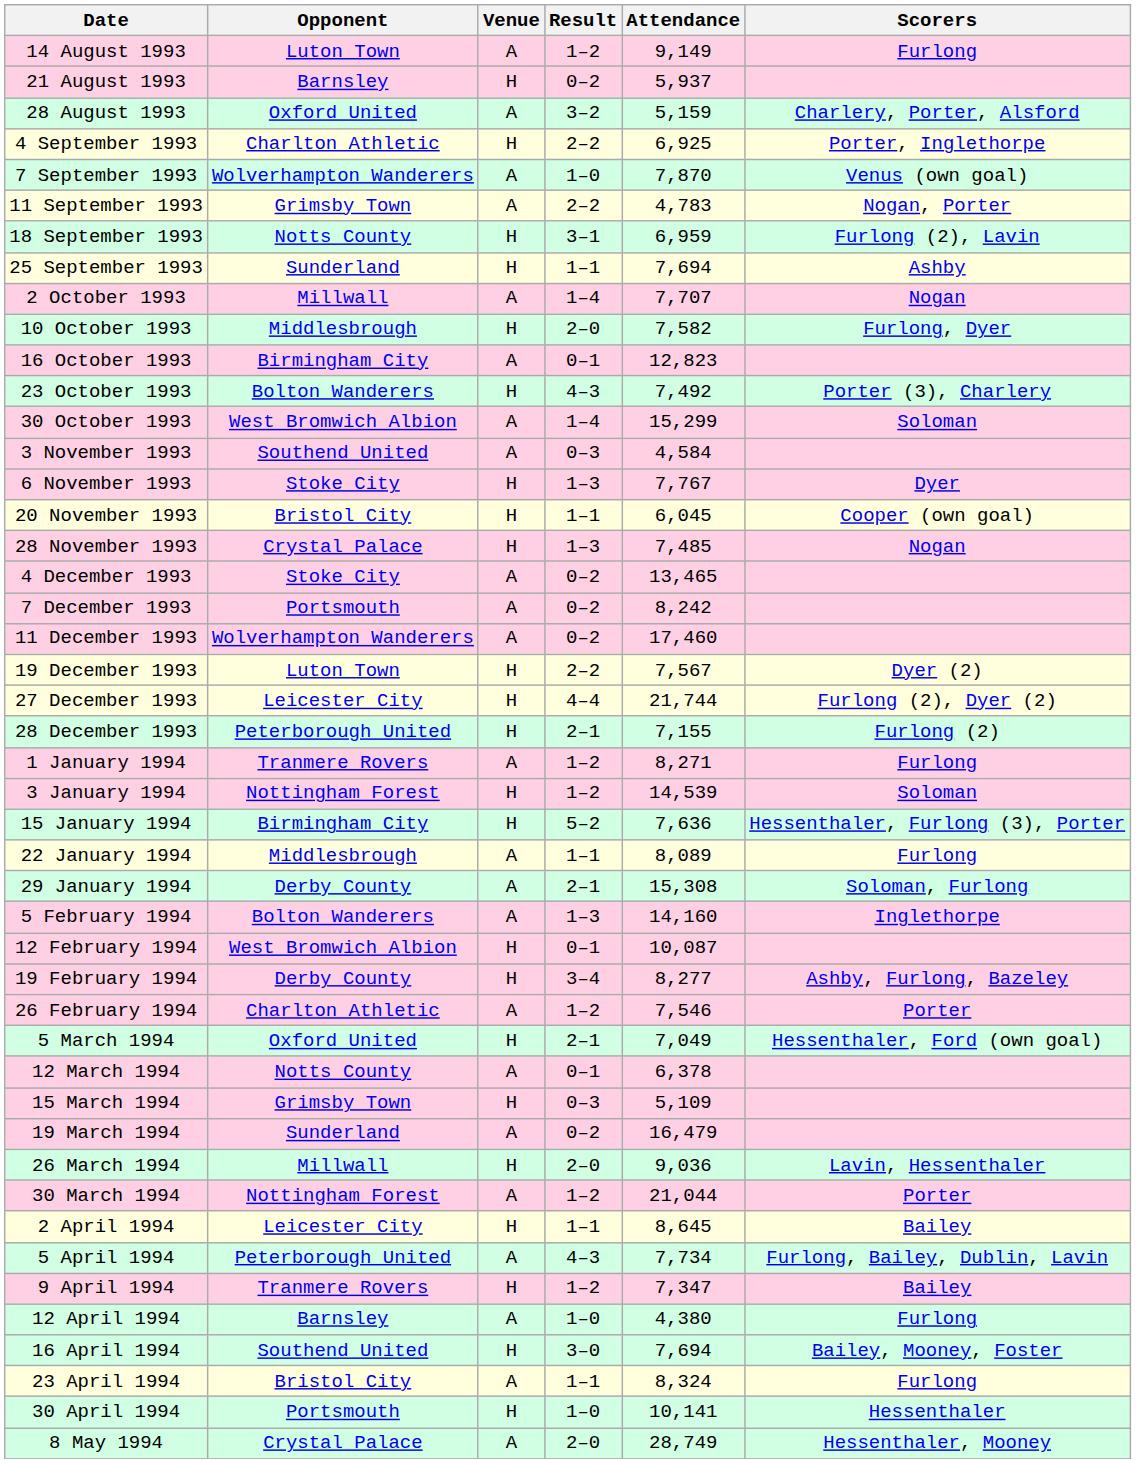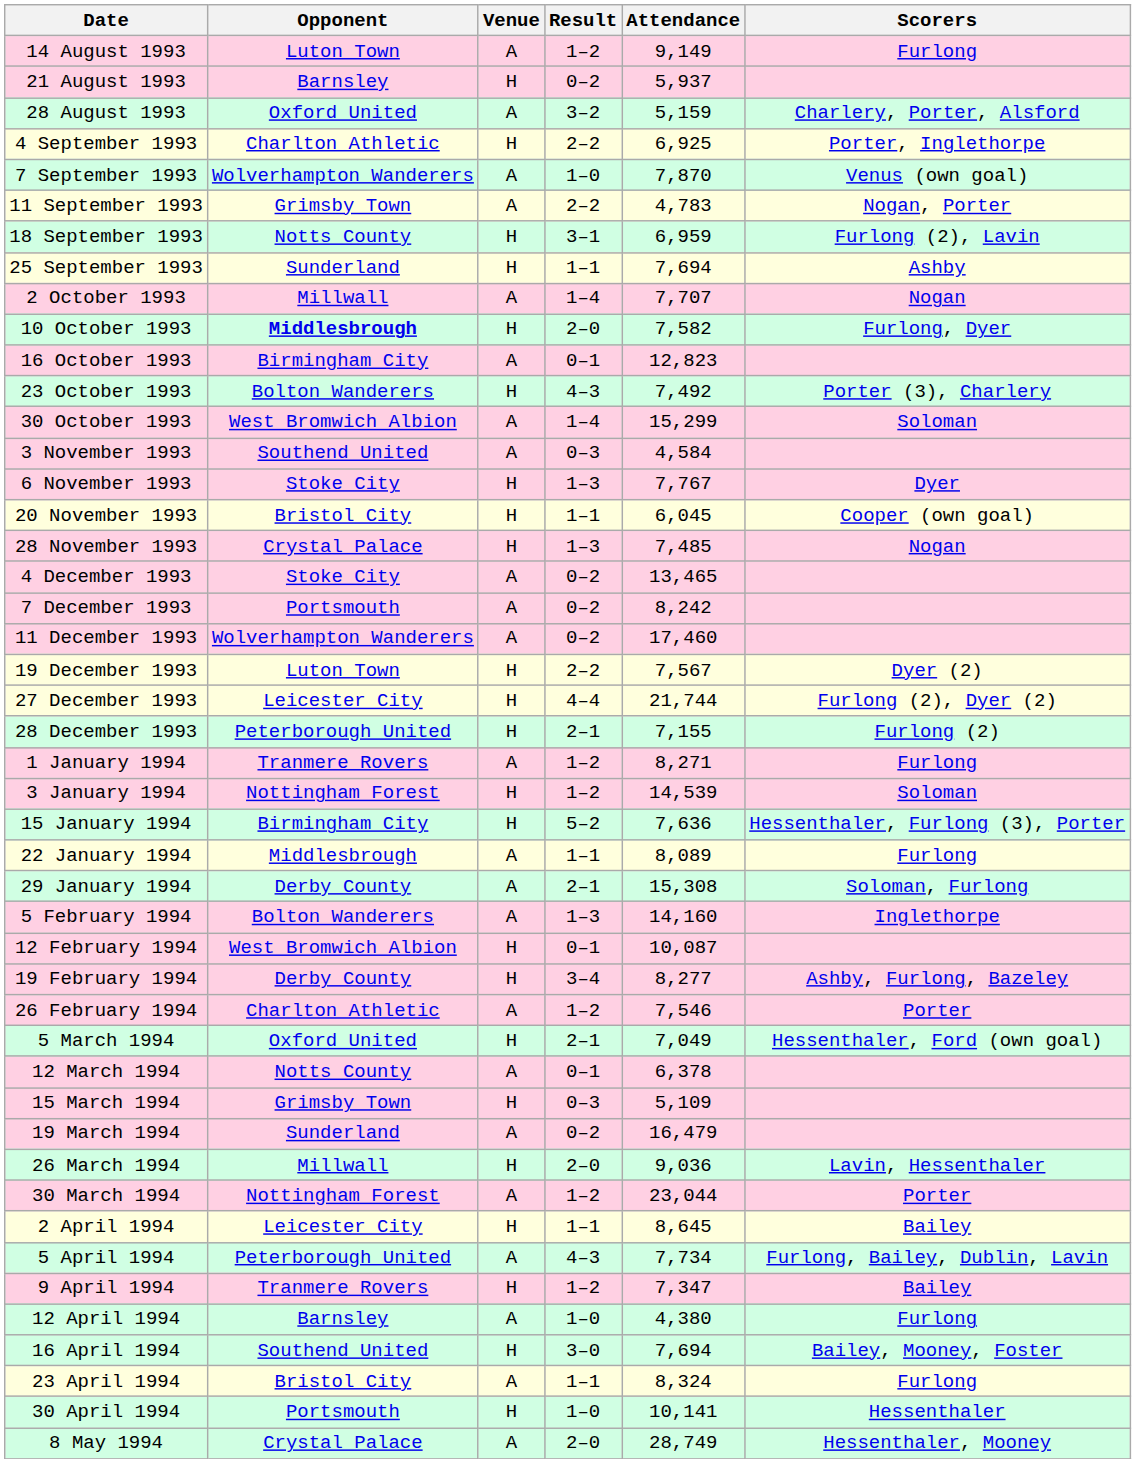(343, 330) normal -> (343, 330) bold
(683, 1196) 21,044 -> (683, 1196) 23,044
